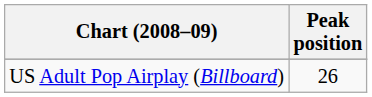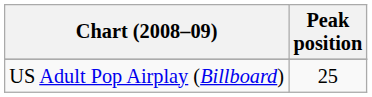(328, 75) 26 -> (328, 75) 25
